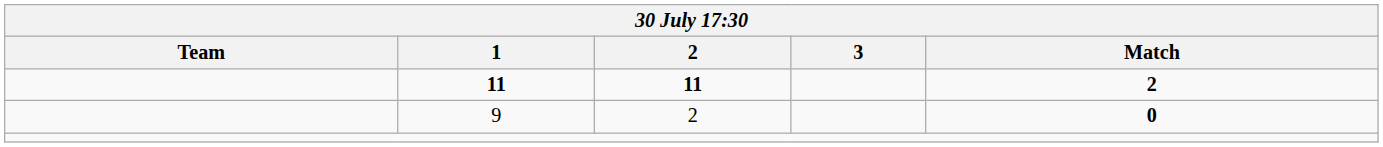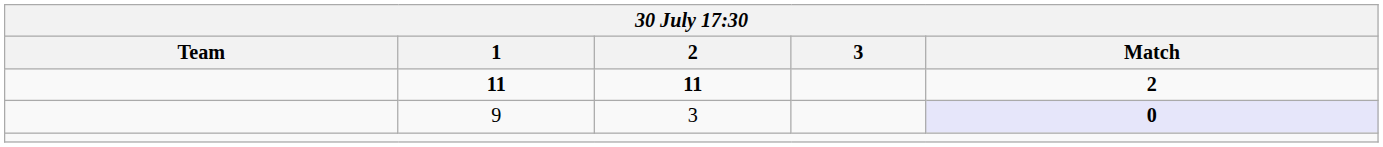(693, 116) 2 -> (693, 116) 3
(1152, 116) no background -> (1152, 116) lavender background
